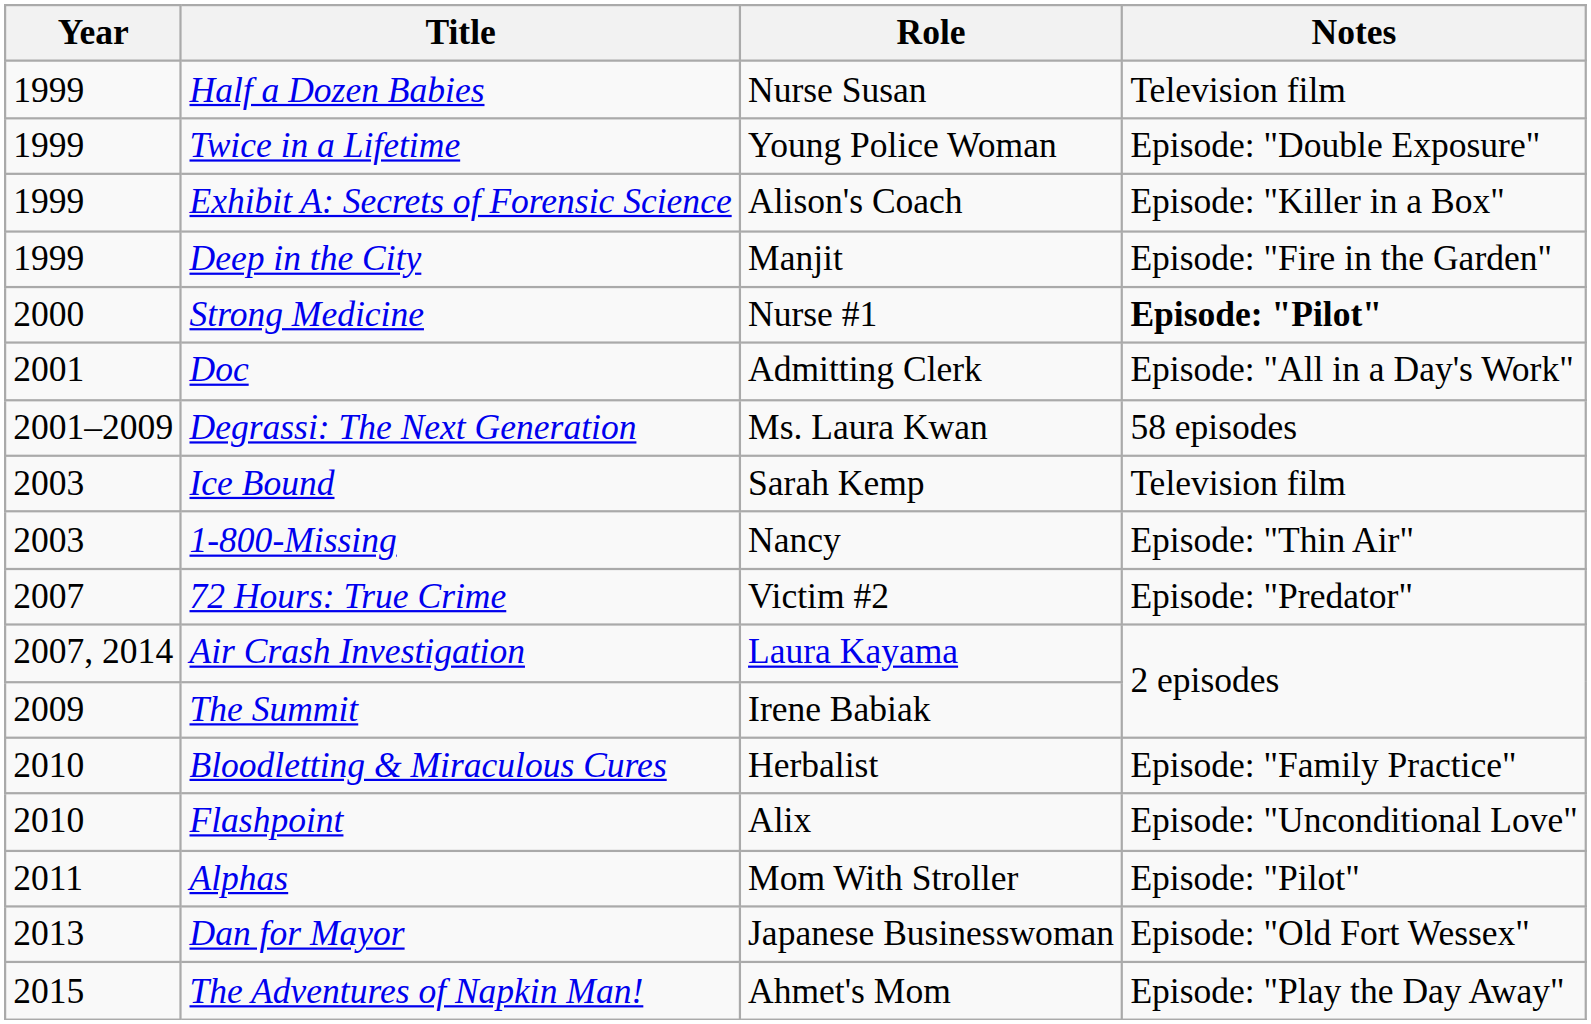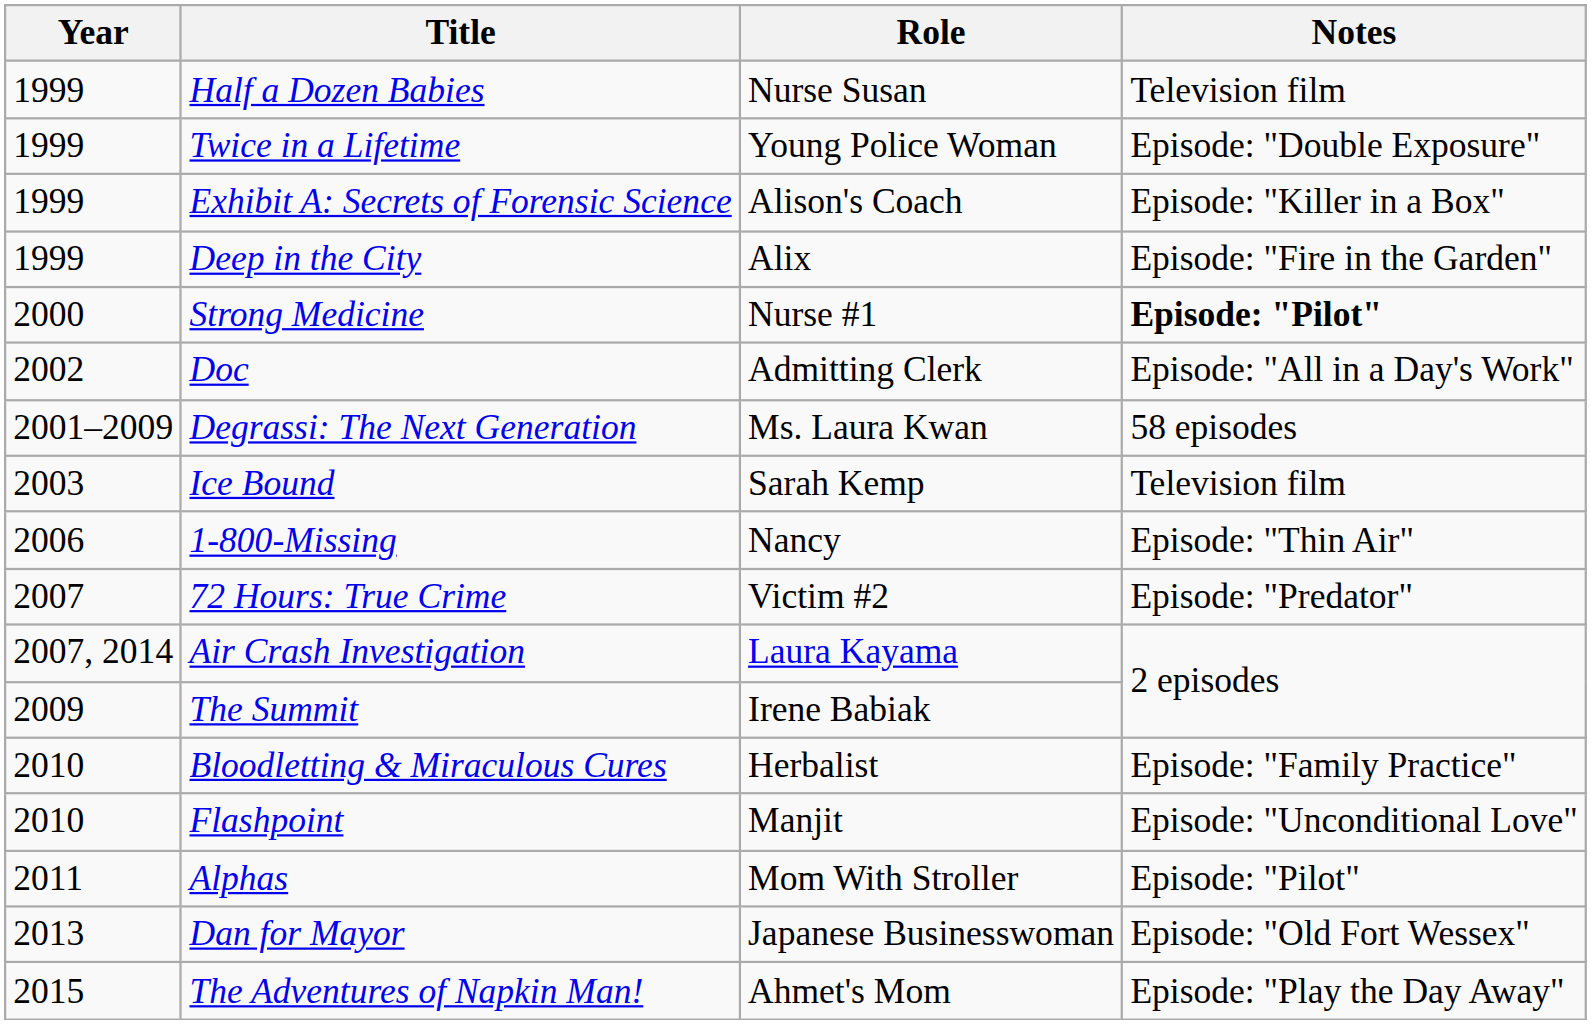(795, 257) Manjit -> (780, 257) Alix
(49, 370) 2001 -> (49, 370) 2002
(49, 539) 2003 -> (49, 539) 2006
(780, 821) Alix -> (795, 821) Manjit
